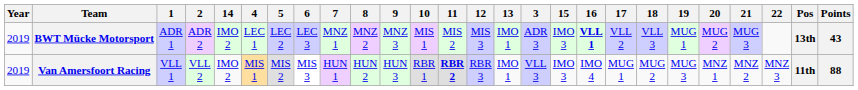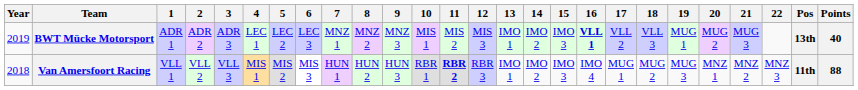columns swapped: (536, 13) <-> (228, 13)
(836, 38) 43 -> (836, 38) 40
(18, 69) 2019 -> (18, 69) 2018
